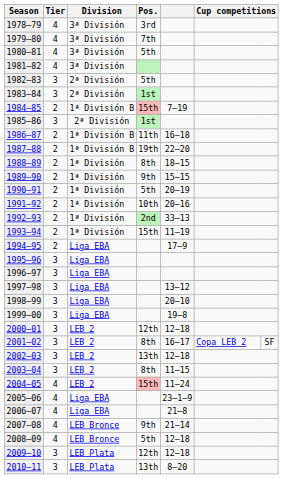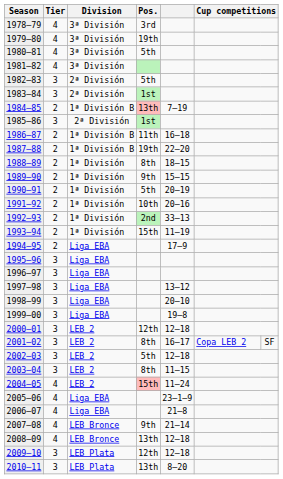(148, 39) 7th -> (148, 39) 19th
(148, 108) 15th -> (148, 108) 13th
(148, 356) 13th -> (148, 356) 5th
(148, 439) 5th -> (148, 439) 13th
